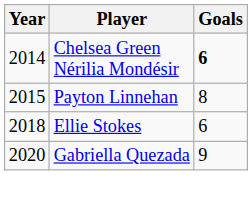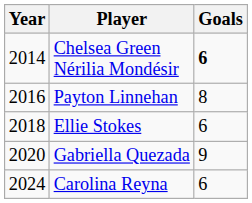(27, 97) 2015 -> (27, 97) 2016
+ row: (111, 184)
